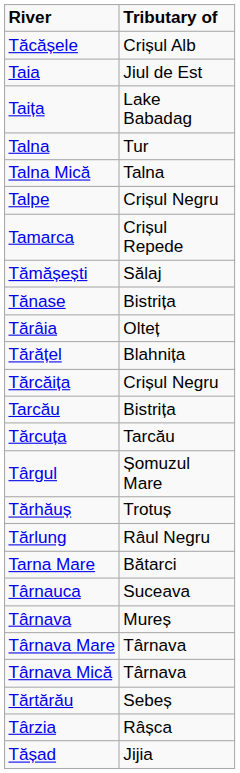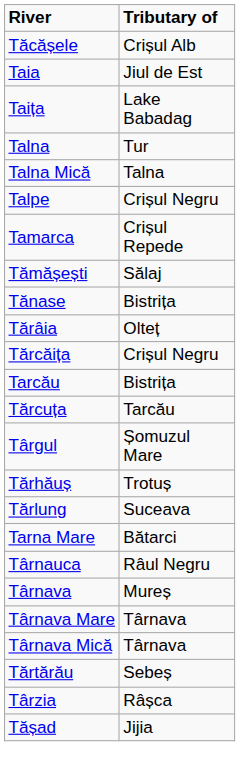- row: (35, 355)
(167, 537) Râul Negru -> (157, 510) Suceava
(157, 591) Suceava -> (167, 564) Râul Negru
